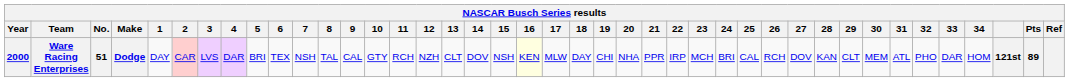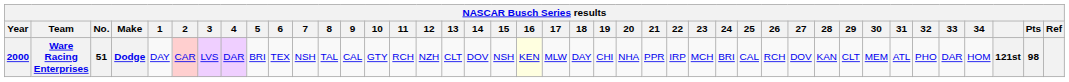(1033, 57) 89 -> (1033, 57) 98
